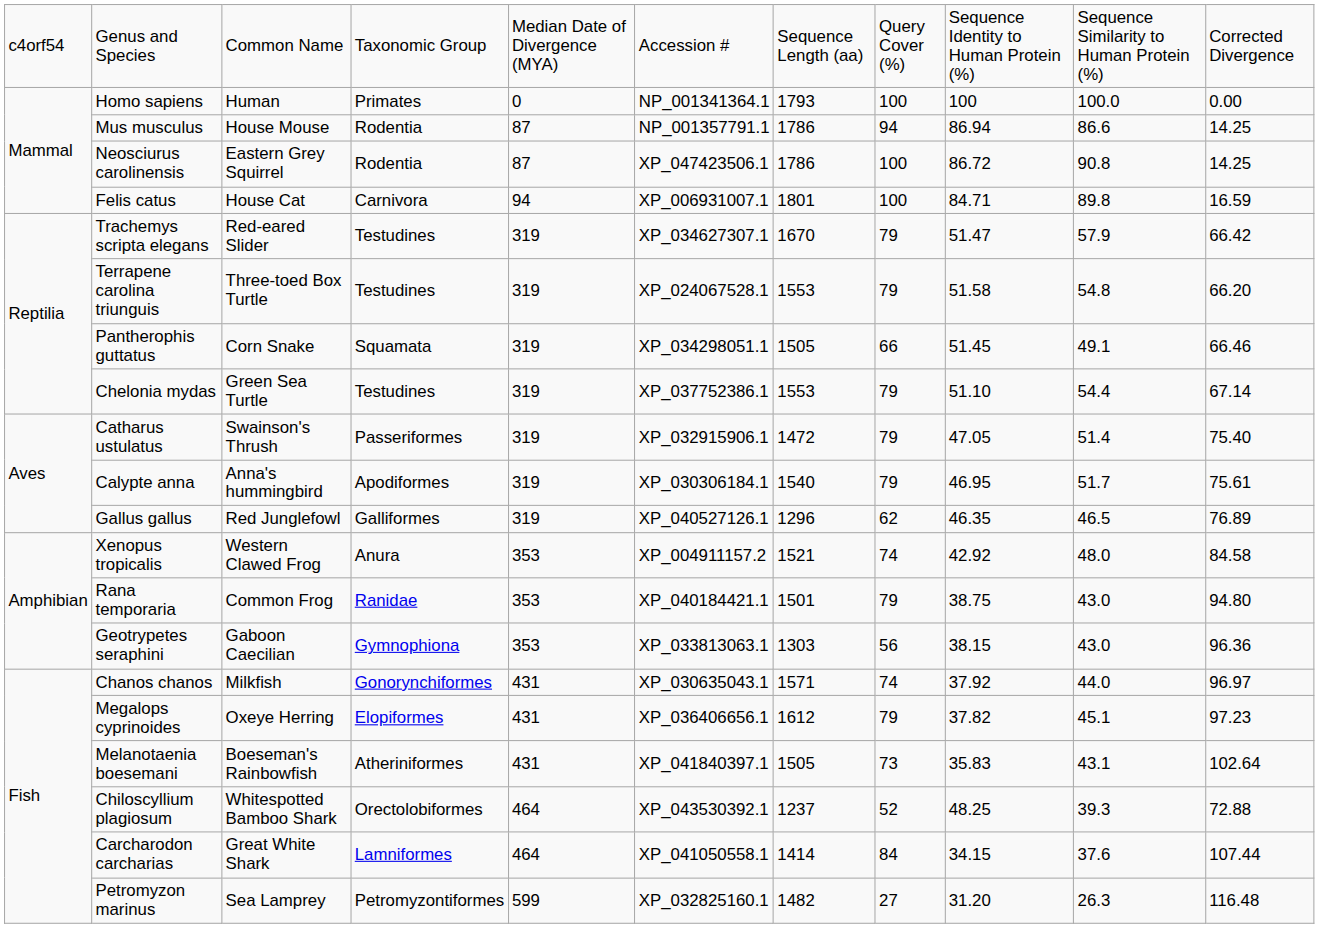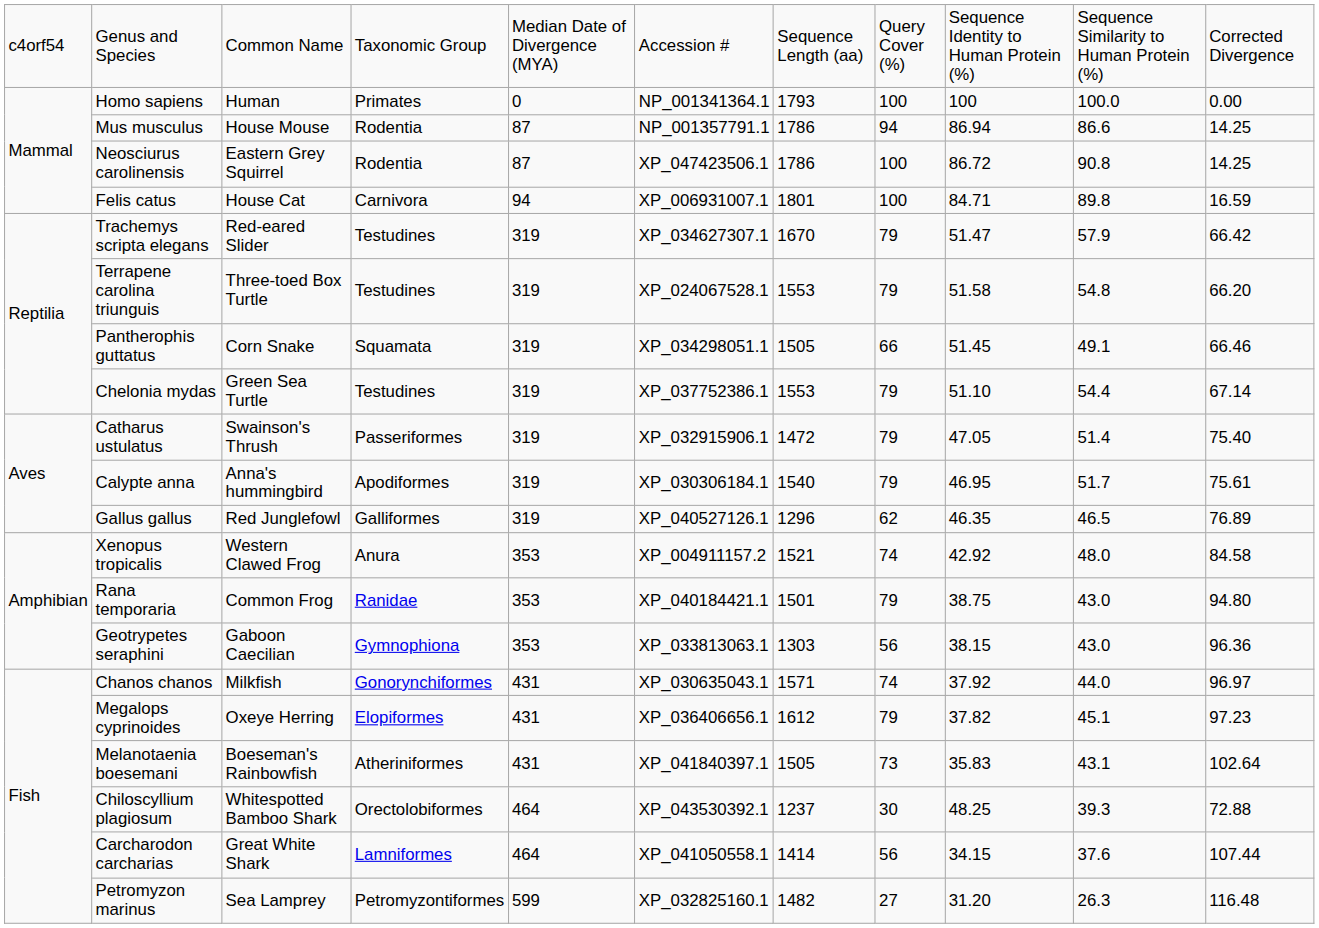(888, 809) 52 -> (888, 809) 30
(888, 854) 84 -> (888, 854) 56
